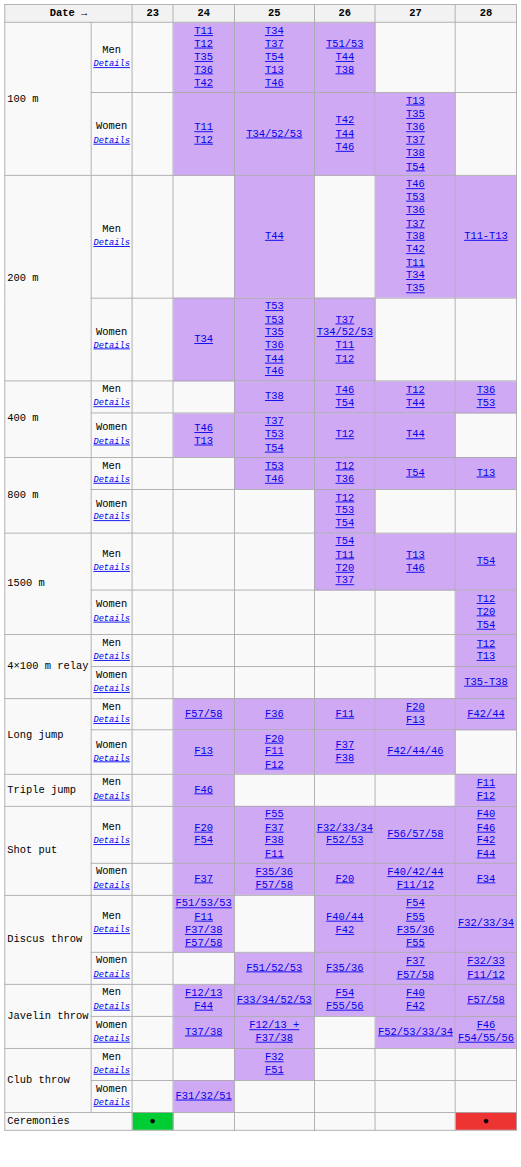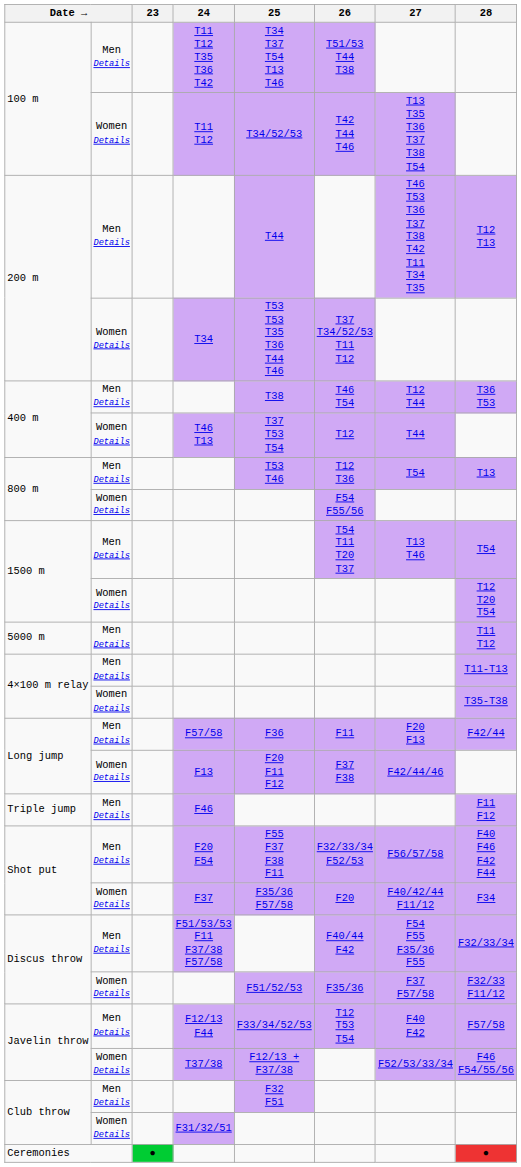(486, 237) T11-T13 -> (486, 237) T12 T13
(345, 511) T12 T53 T54 -> (345, 505) F54 F55/56
+ row: (26, 638)
(486, 650) T12 T13 -> (486, 670) T11-T13
(345, 1000) F54 F55/56 -> (345, 1026) T12 T53 T54
